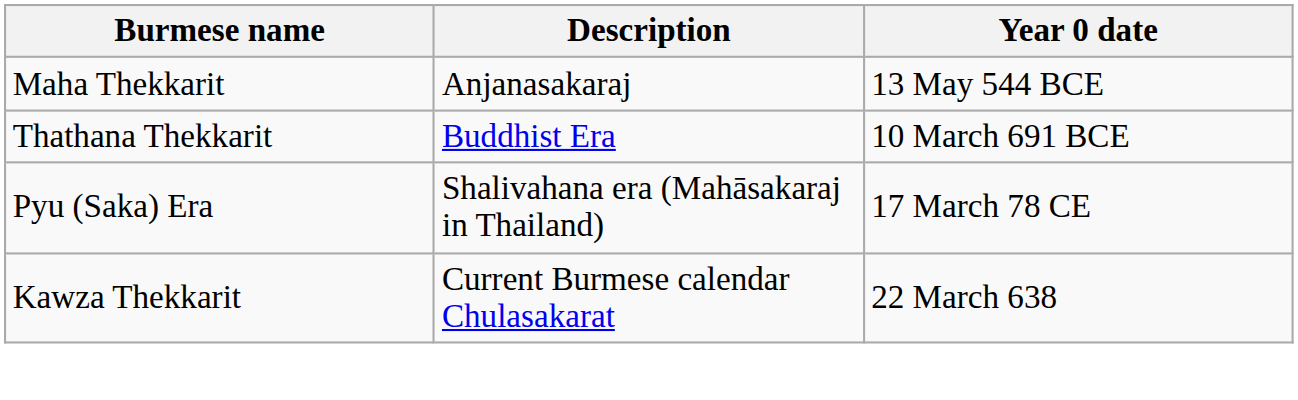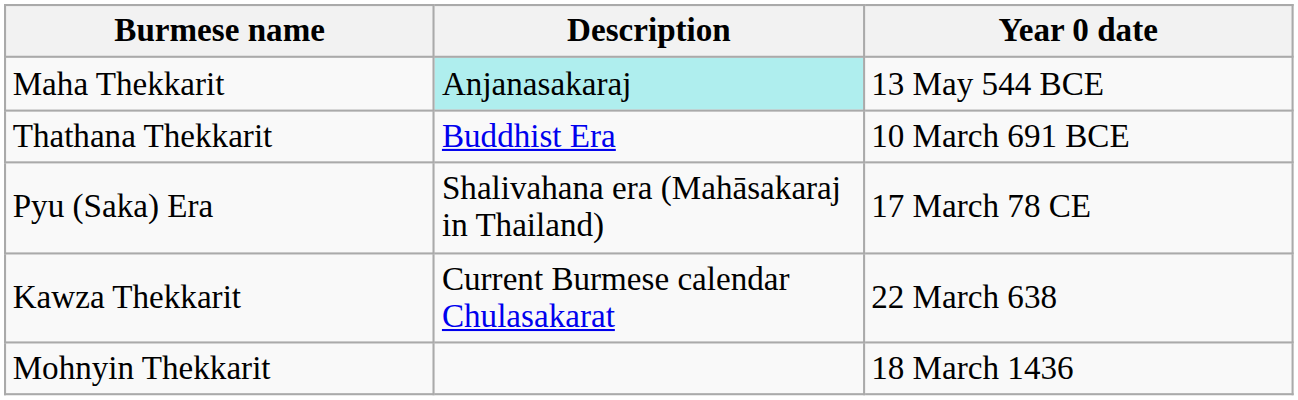(537, 83) no background -> (537, 83) paleturquoise background
+ row: (142, 367)
